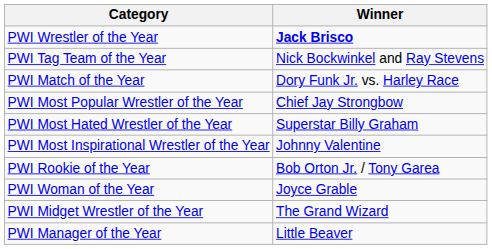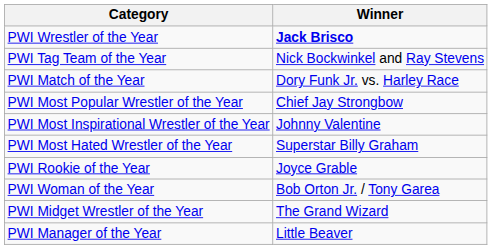rows swapped: (120, 124) <-> (139, 146)
(358, 168) Bob Orton Jr. / Tony Garea -> (317, 168) Joyce Grable
(317, 189) Joyce Grable -> (358, 189) Bob Orton Jr. / Tony Garea
